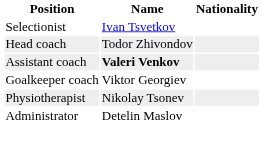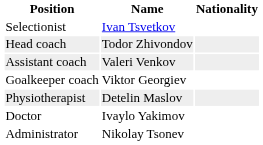(141, 62) bold -> (139, 62) normal
(143, 97) Nikolay Tsonev -> (142, 97) Detelin Maslov
+ row: (23, 115)
(142, 115) Detelin Maslov -> (143, 133) Nikolay Tsonev
